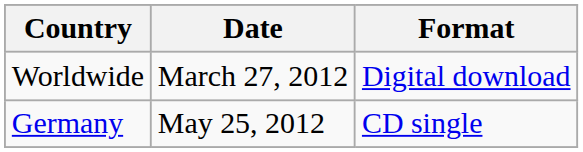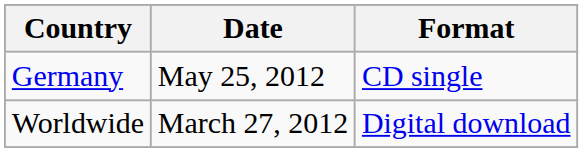rows swapped: (78, 75) <-> (67, 123)
